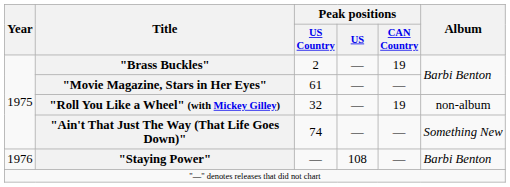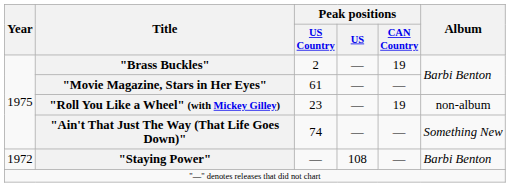(316, 104) 32 -> (316, 104) 23
(20, 159) 1976 -> (20, 159) 1972
